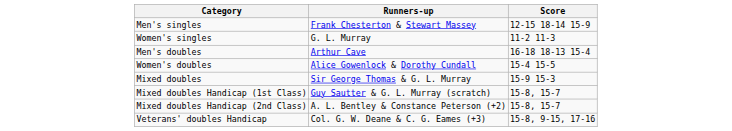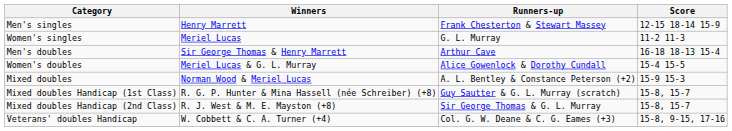+ column: (309, 11)
(391, 79) Sir George Thomas & G. L. Murray -> (538, 79) A. L. Bentley & Constance Peterson (+2)
(408, 106) A. L. Bentley & Constance Peterson (+2) -> (521, 106) Sir George Thomas & G. L. Murray
